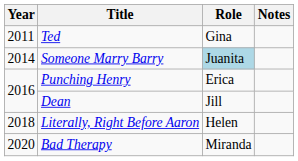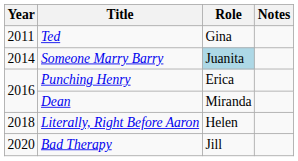(214, 101) Jill -> (228, 101) Miranda
(228, 144) Miranda -> (214, 144) Jill
